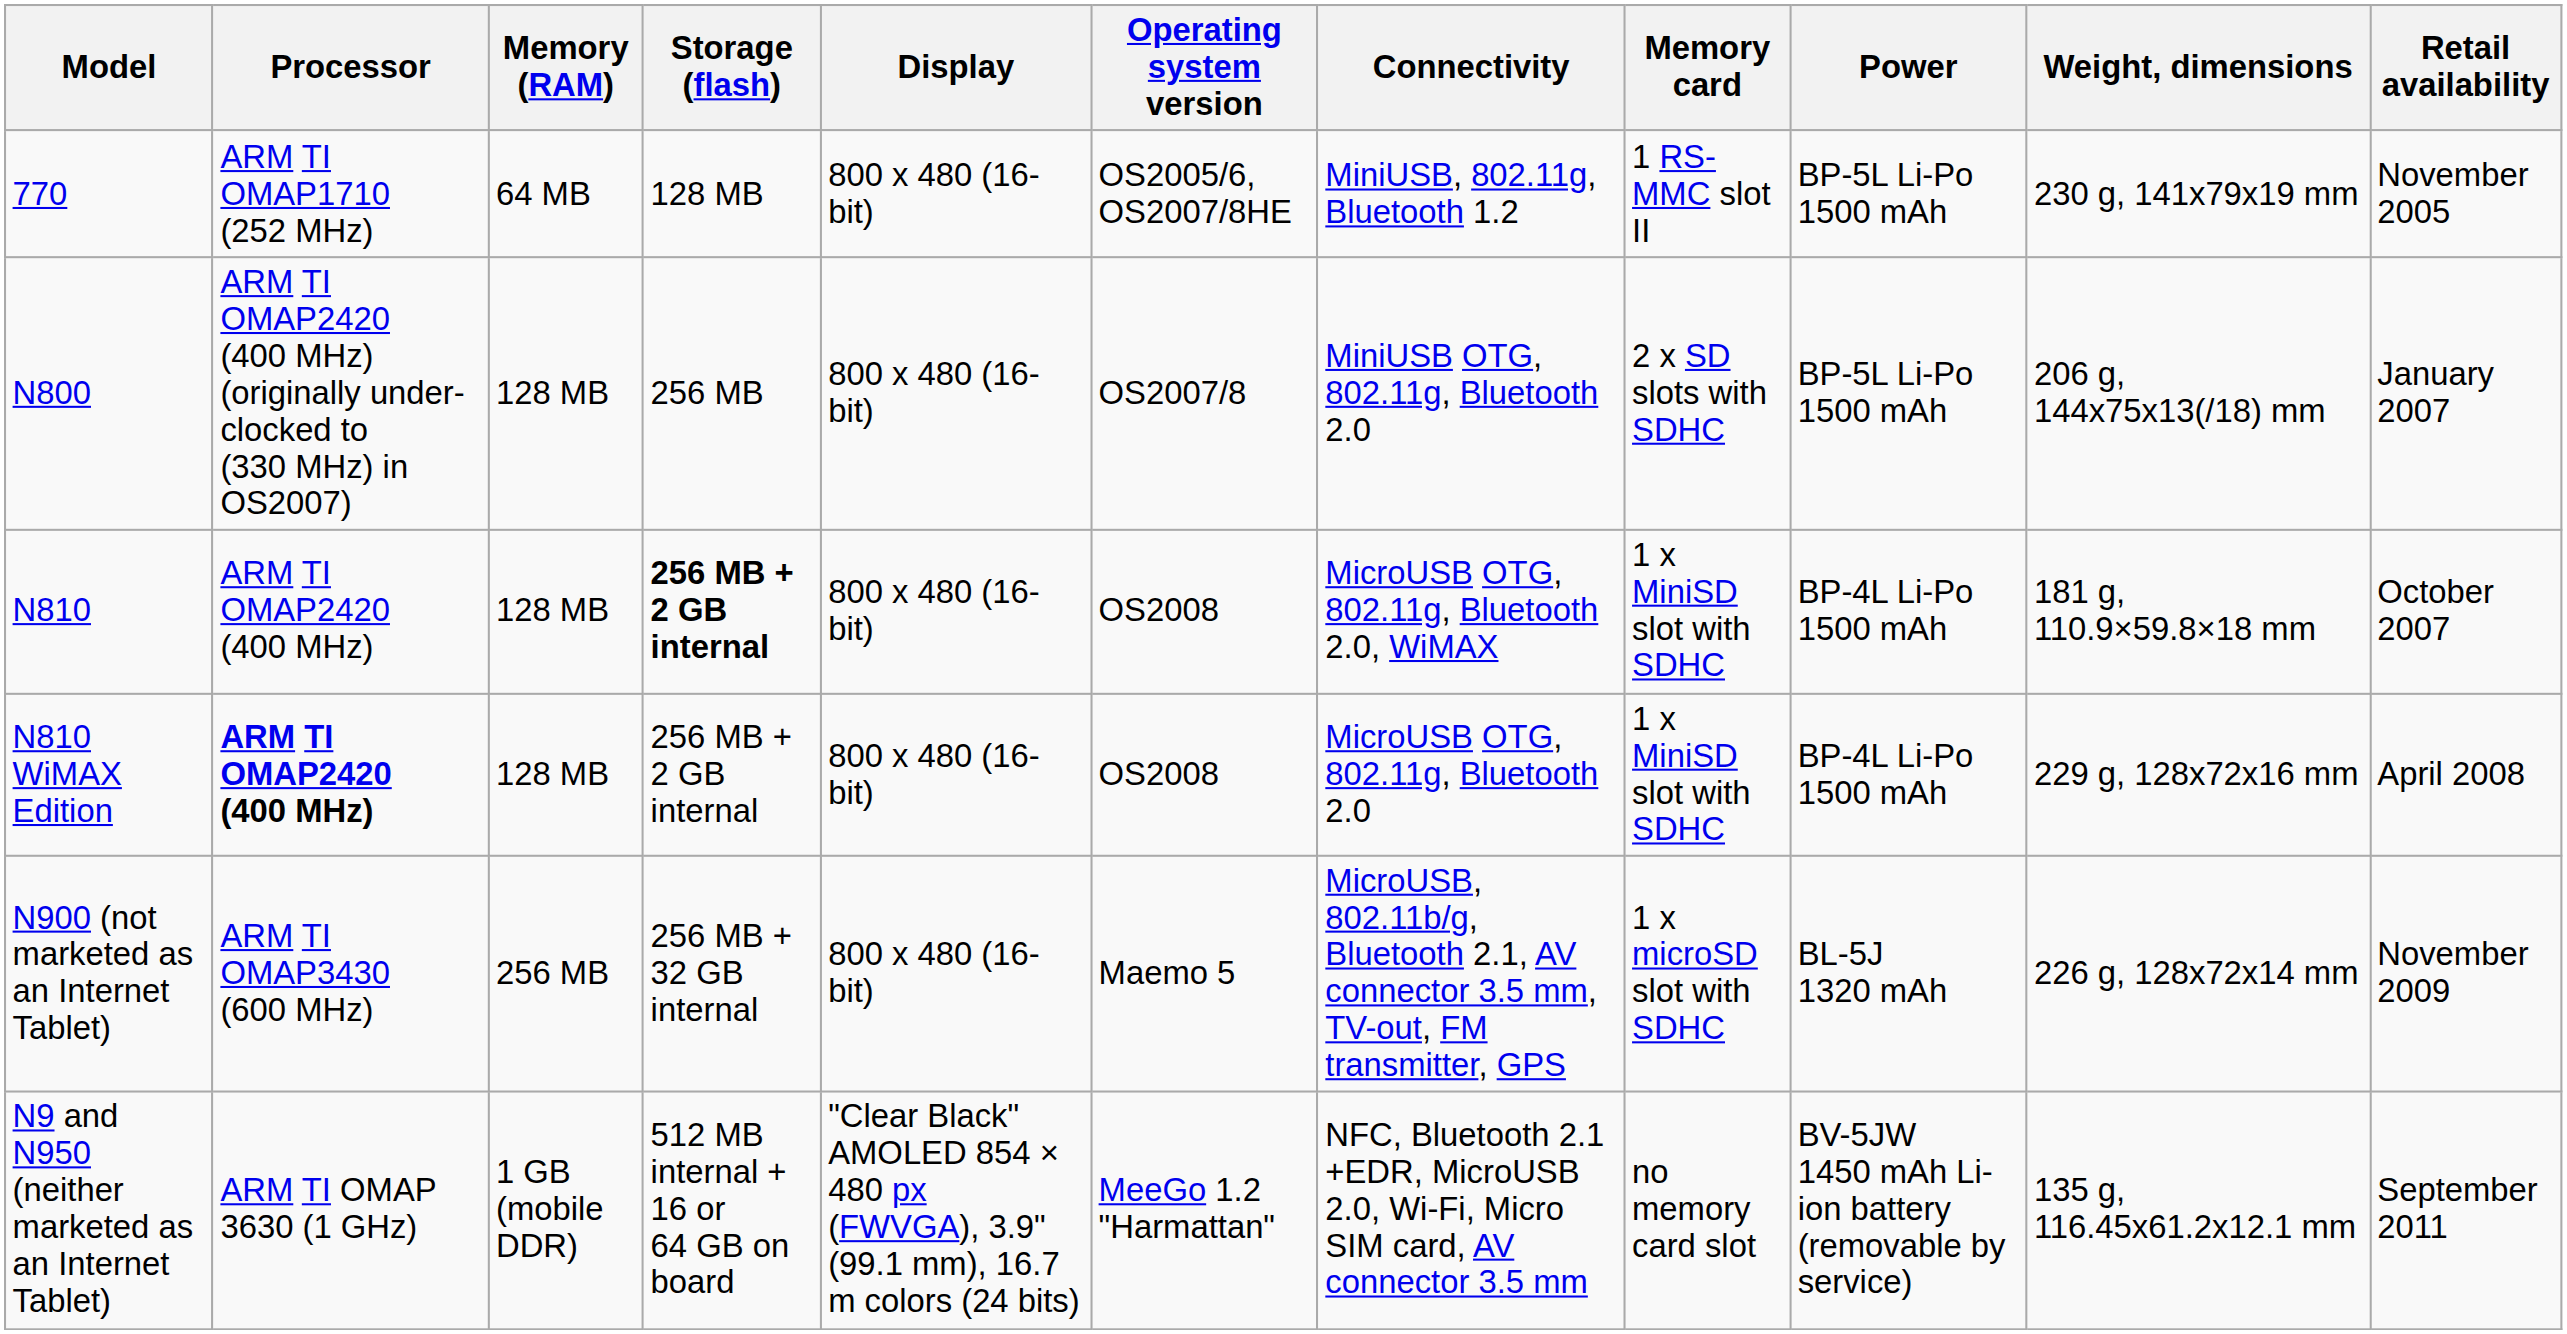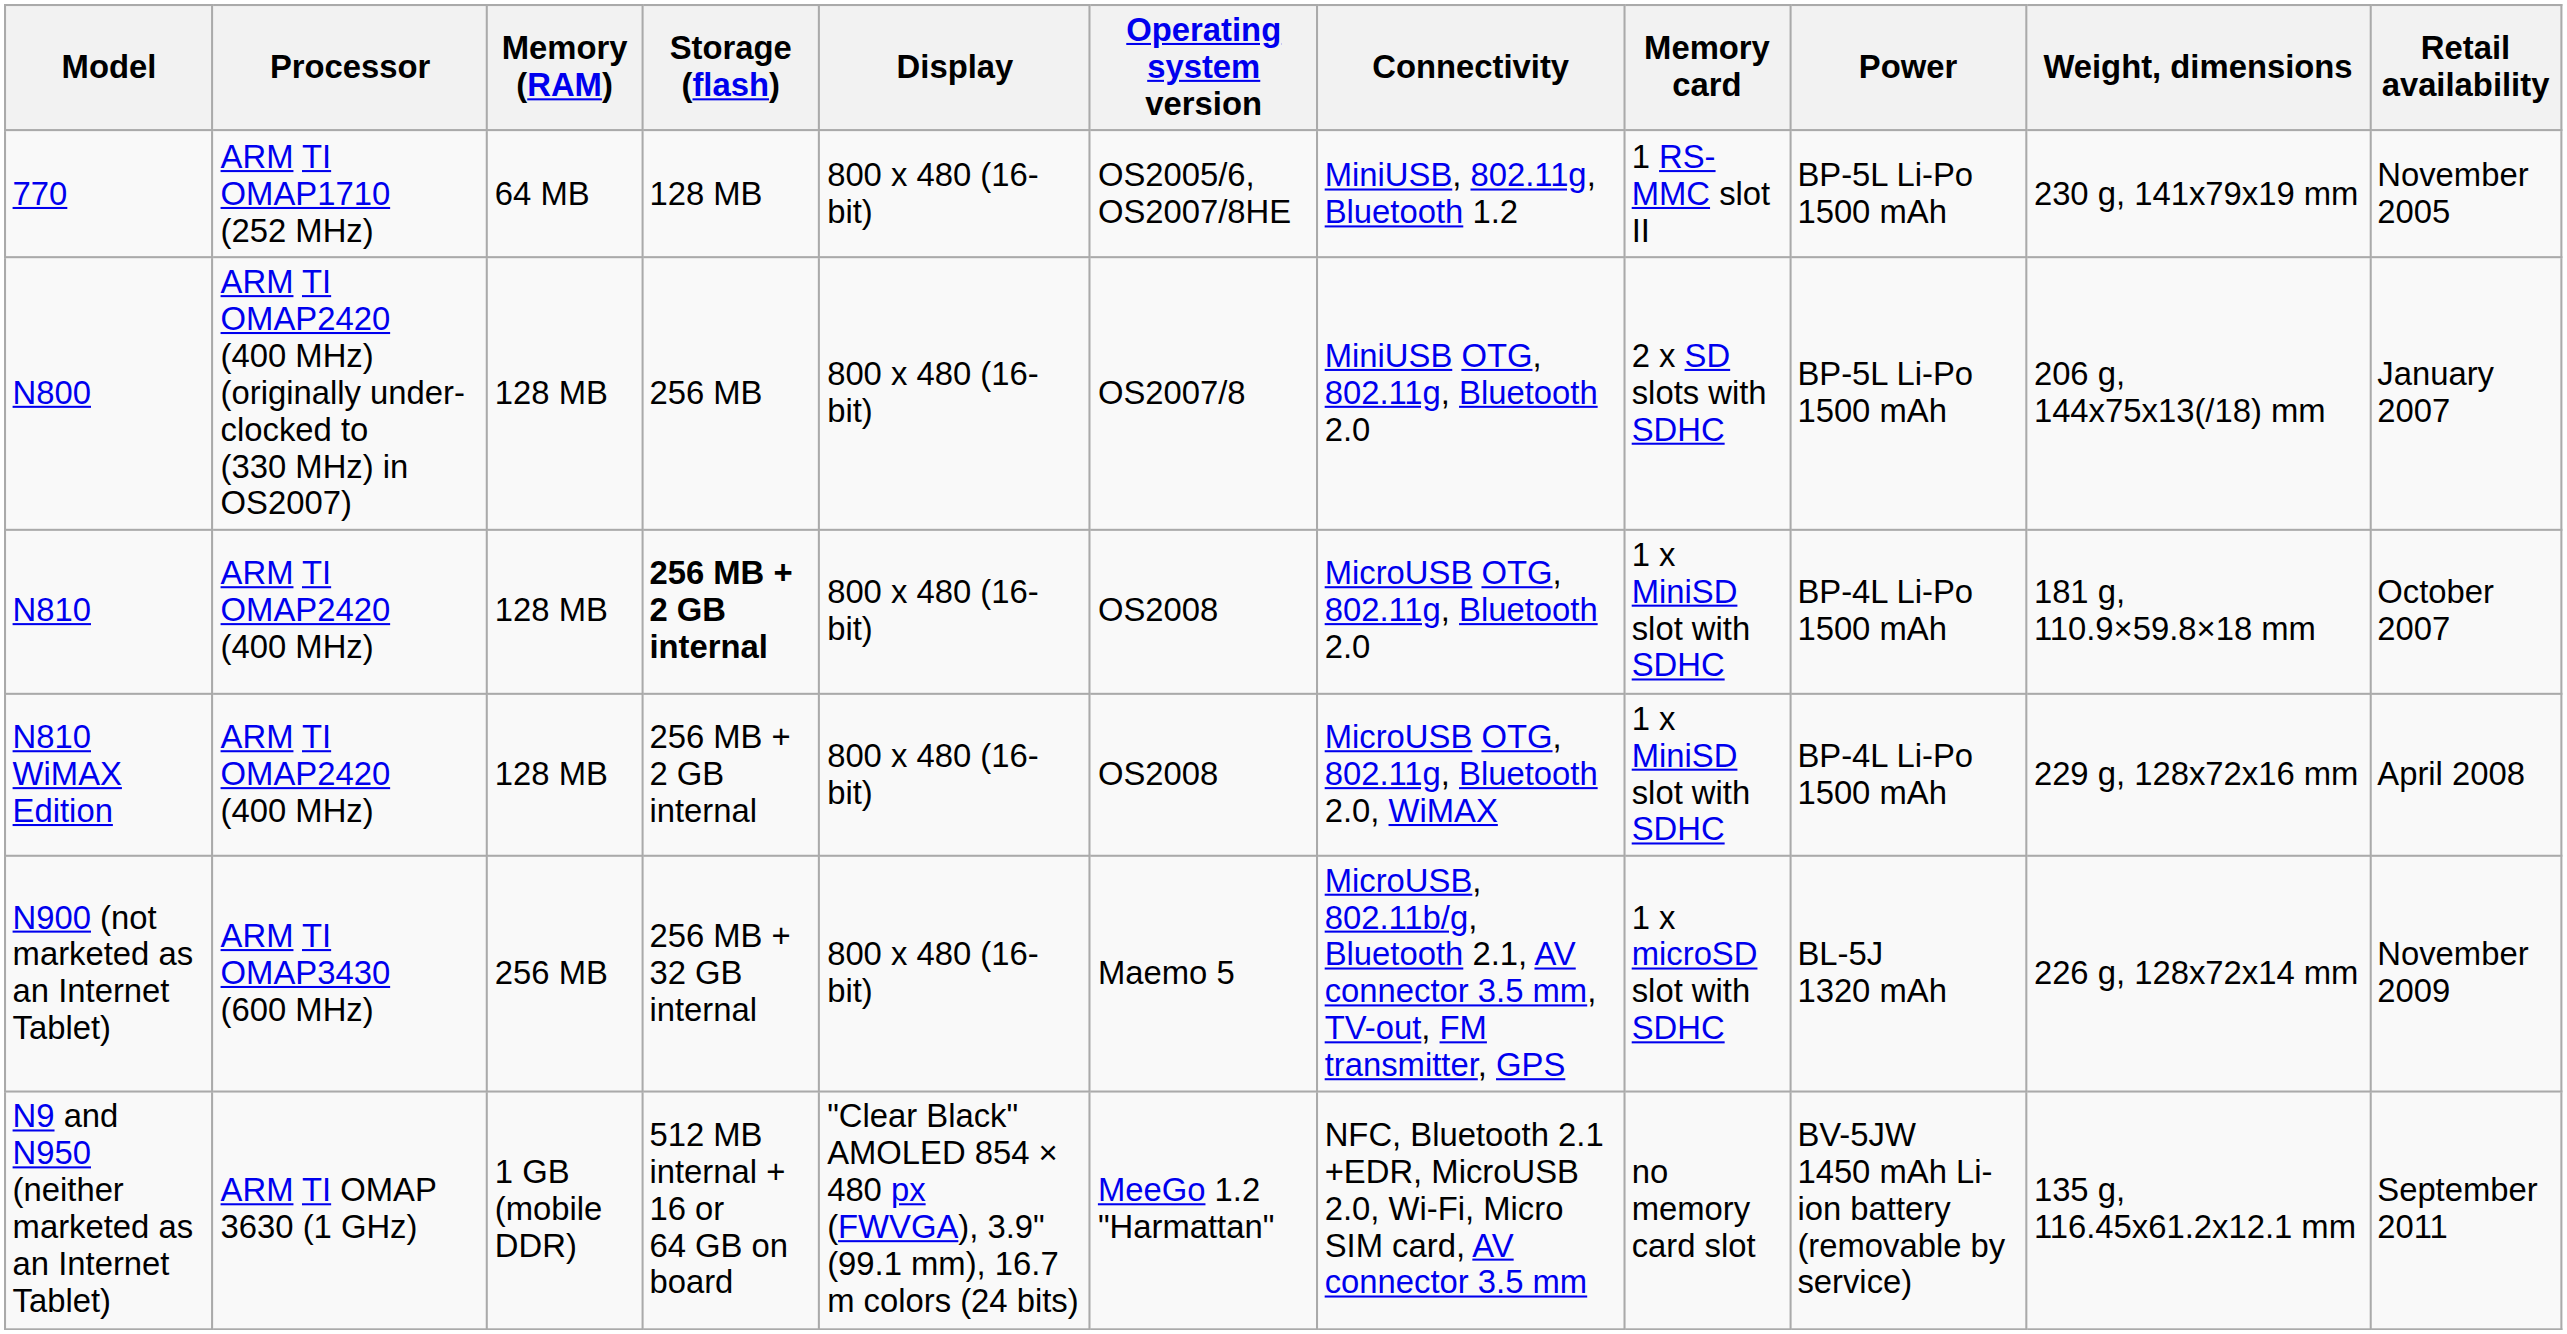(1462, 610) MicroUSB OTG, 802.11g, Bluetooth 2.0, WiMAX -> (1461, 610) MicroUSB OTG, 802.11g, Bluetooth 2.0
(306, 773) bold -> (305, 773) normal
(1462, 773) MicroUSB OTG, 802.11g, Bluetooth 2.0 -> (1461, 773) MicroUSB OTG, 802.11g, Bluetooth 2.0, WiMAX
